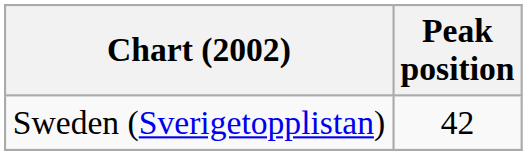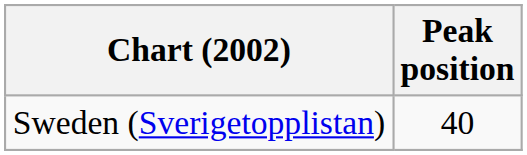(458, 122) 42 -> (458, 122) 40
